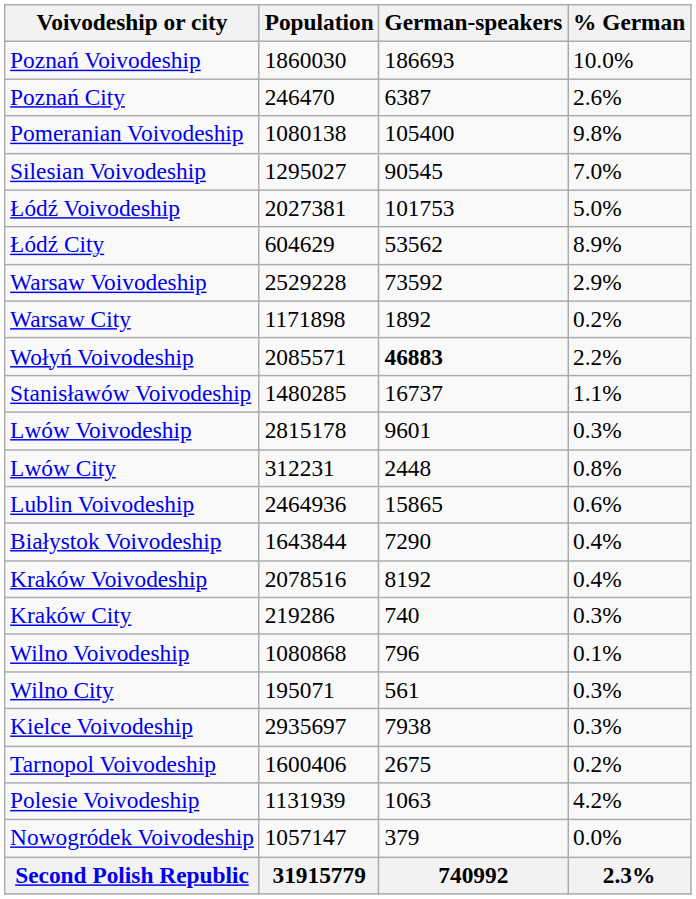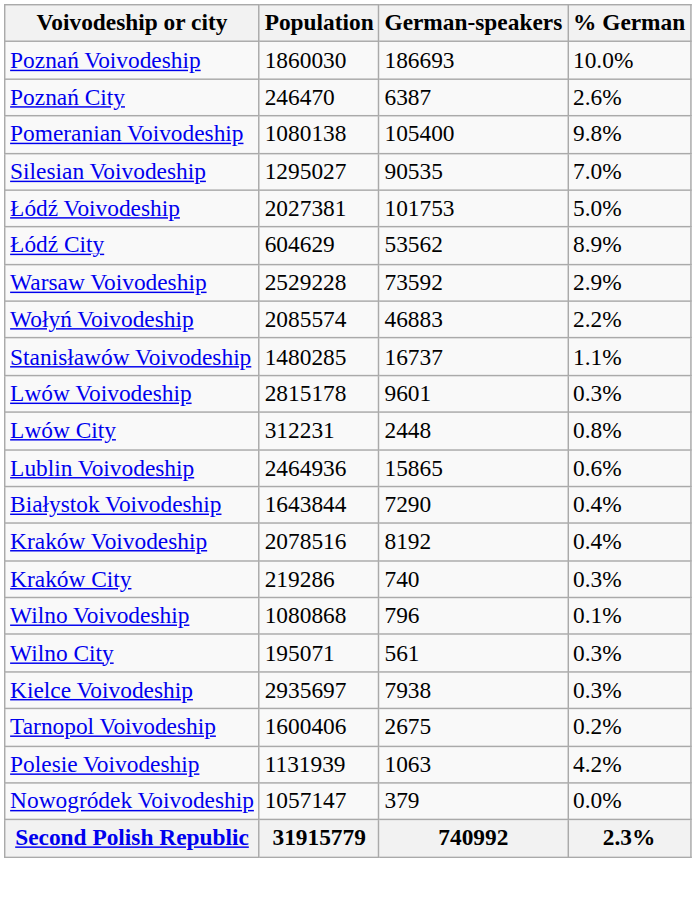(414, 171) 90545 -> (414, 171) 90535
- row: (70, 319)
(306, 356) 2085571 -> (306, 319) 2085574
(414, 356) bold -> (414, 319) normal
